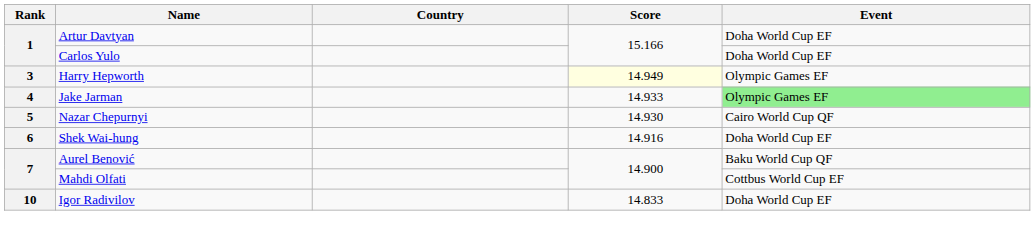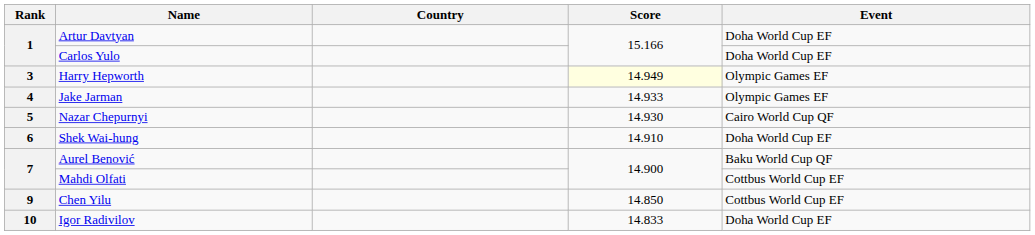(777, 96) lightgreen background -> (777, 96) no background
(645, 138) 14.916 -> (645, 138) 14.910
+ row: (85, 199)
